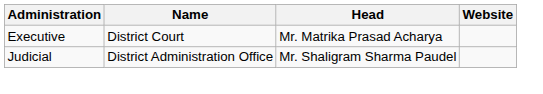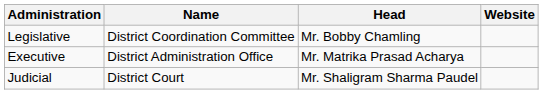+ row: (39, 36)
(146, 36) District Court -> (190, 57) District Administration Office
(190, 57) District Administration Office -> (146, 78) District Court
